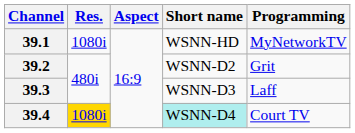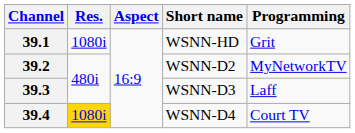(298, 41) MyNetworkTV -> (263, 41) Grit
(263, 66) Grit -> (298, 66) MyNetworkTV
(201, 115) paleturquoise background -> (201, 115) no background
